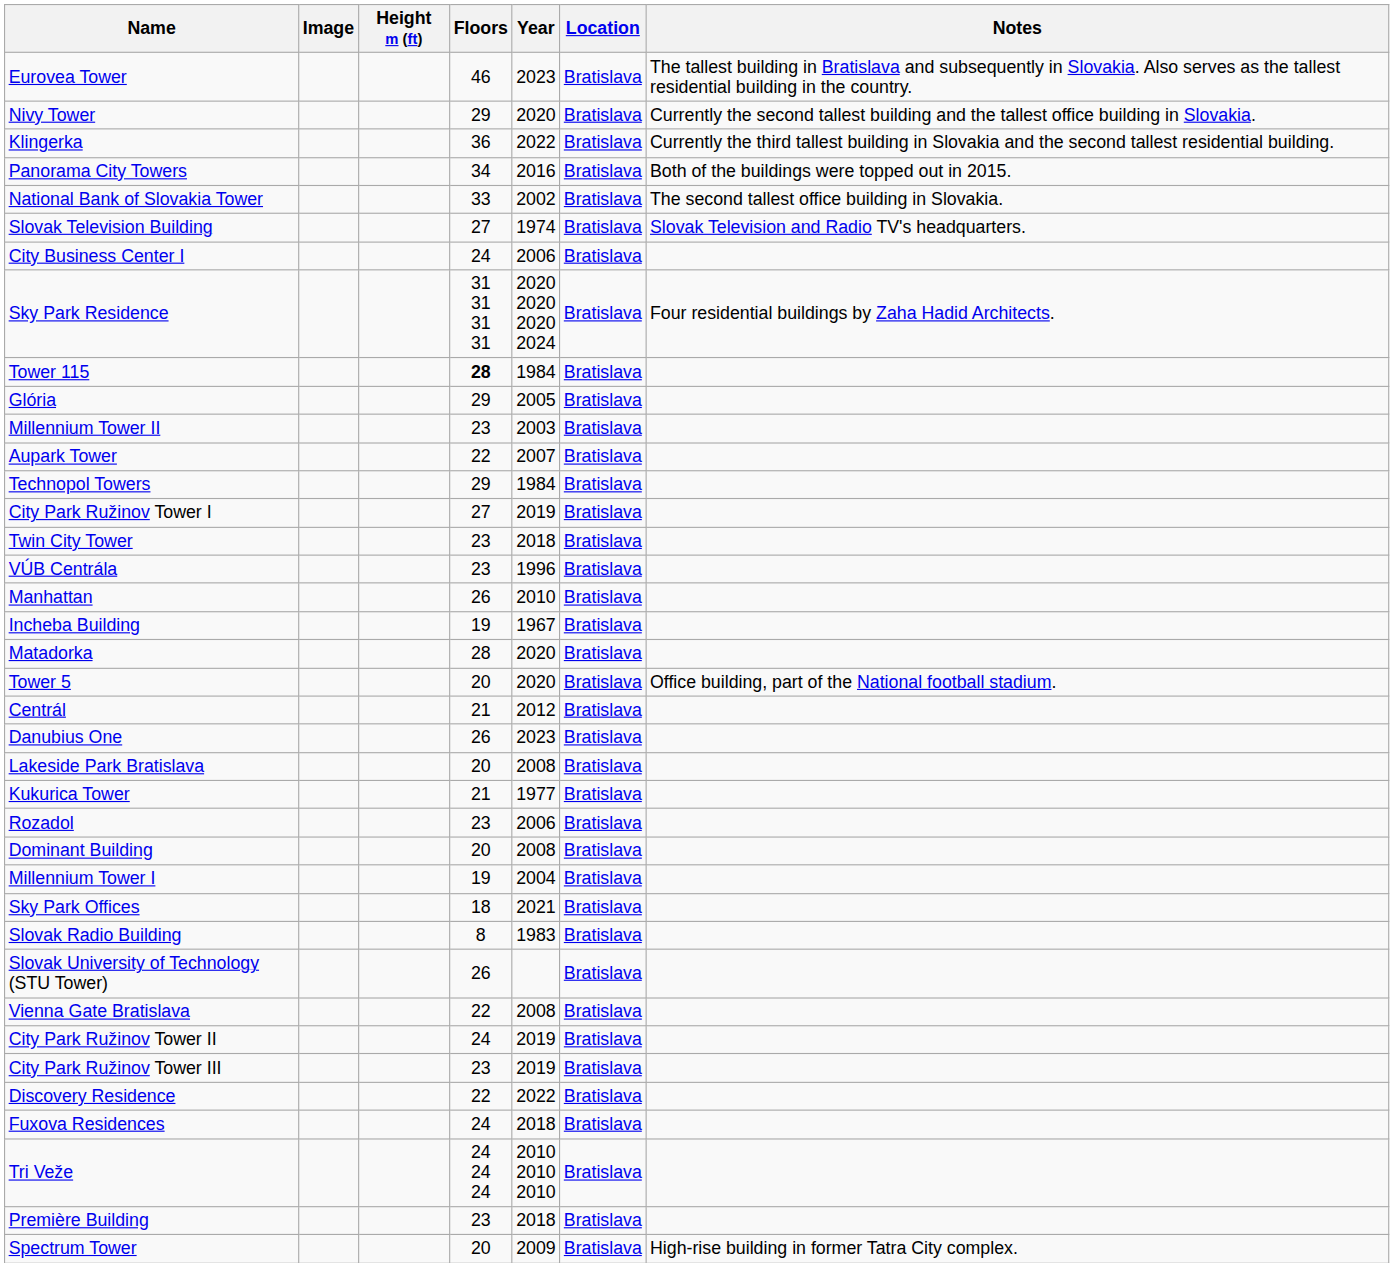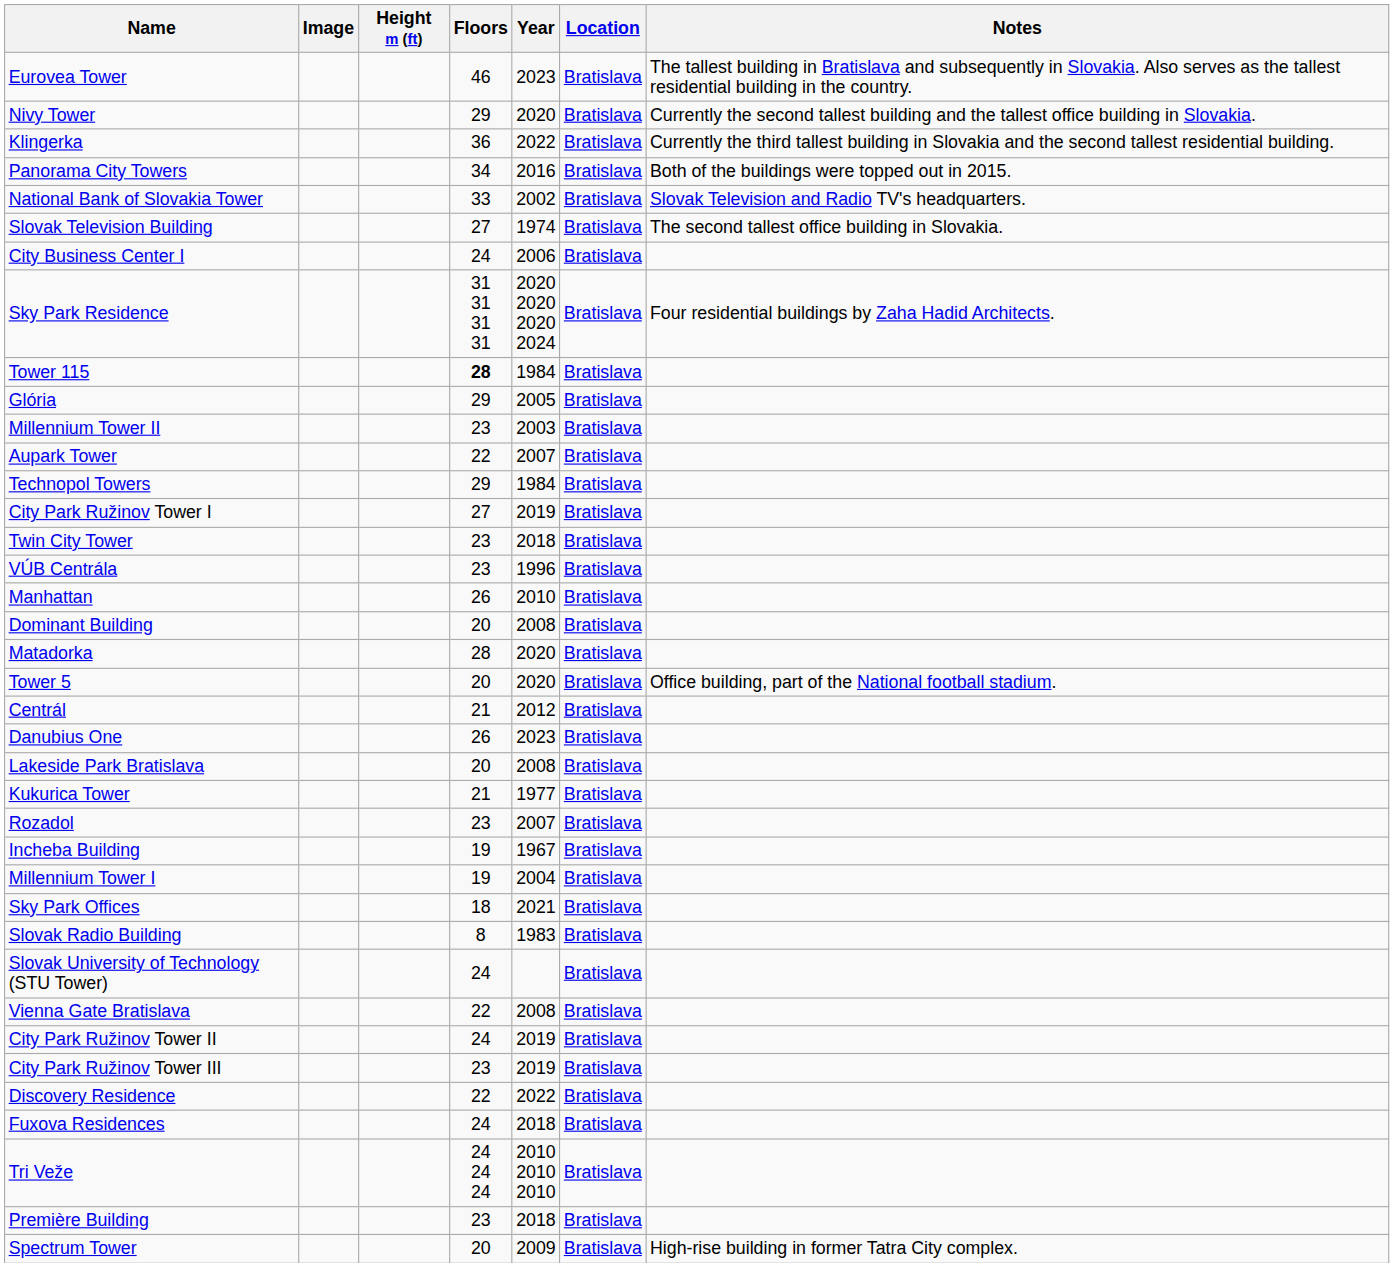(827, 199) The second tallest office building in Slovakia. -> (838, 199) Slovak Television and Radio TV's headquarters.
(838, 227) Slovak Television and Radio TV's headquarters. -> (827, 227) The second tallest office building in Slovakia.
rows swapped: (74, 625) <-> (81, 850)
(536, 822) 2006 -> (536, 822) 2007
(481, 973) 26 -> (481, 973) 24
